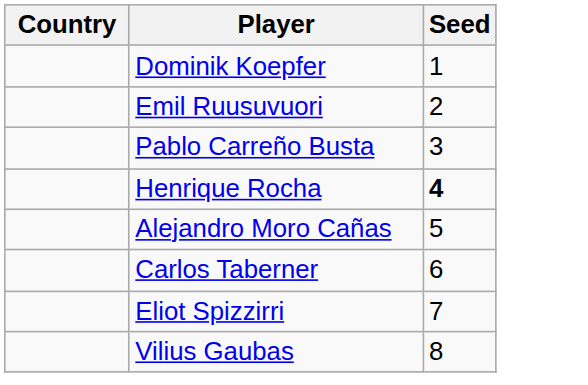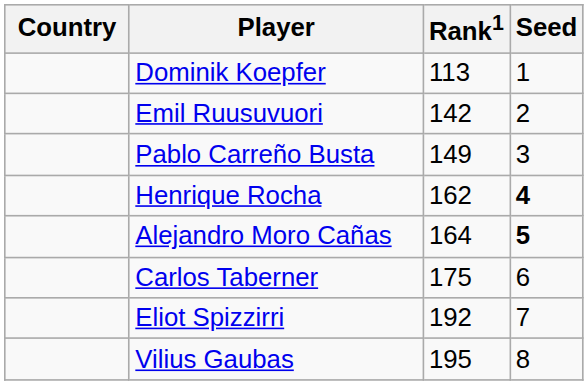+ column: (466, 28)
(436, 229) normal -> (523, 236) bold
